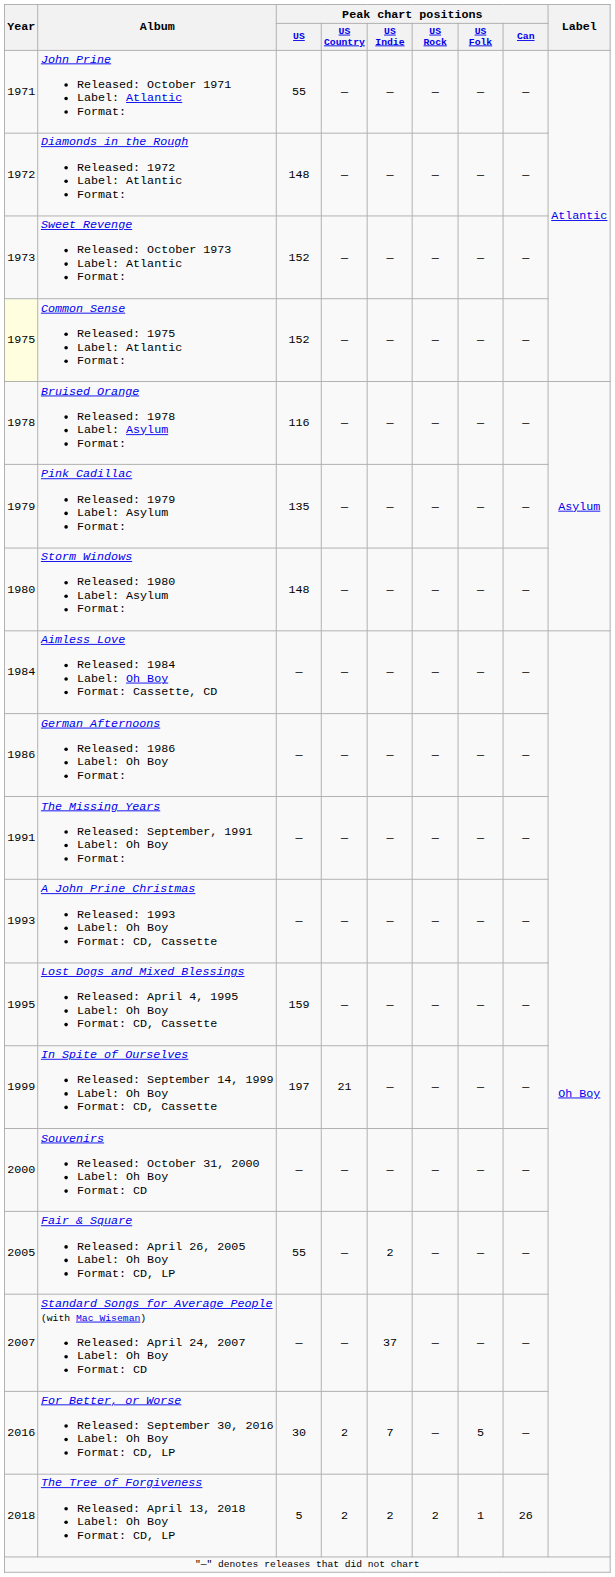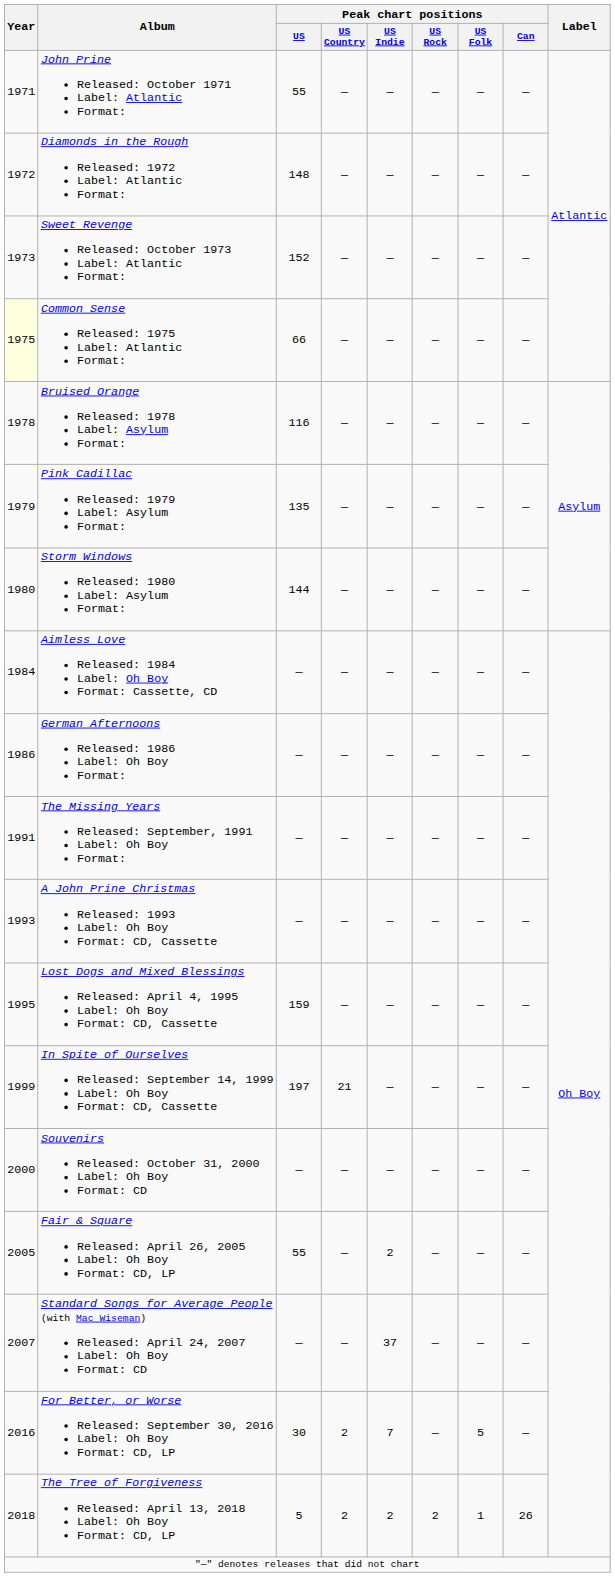(299, 340) 152 -> (299, 340) 66
(299, 589) 148 -> (299, 589) 144
